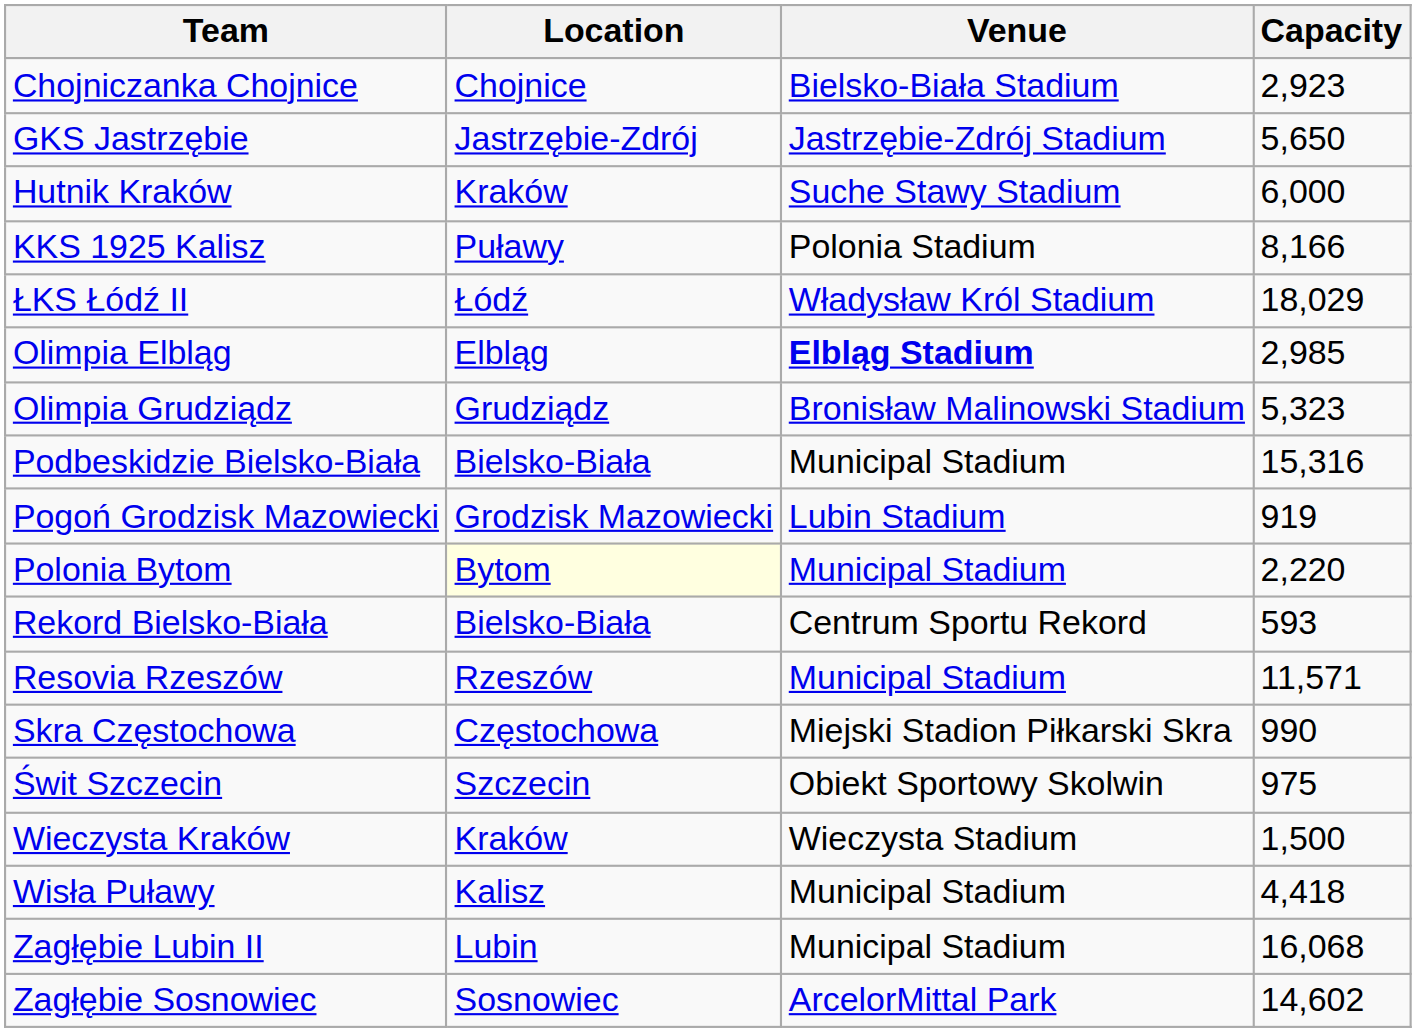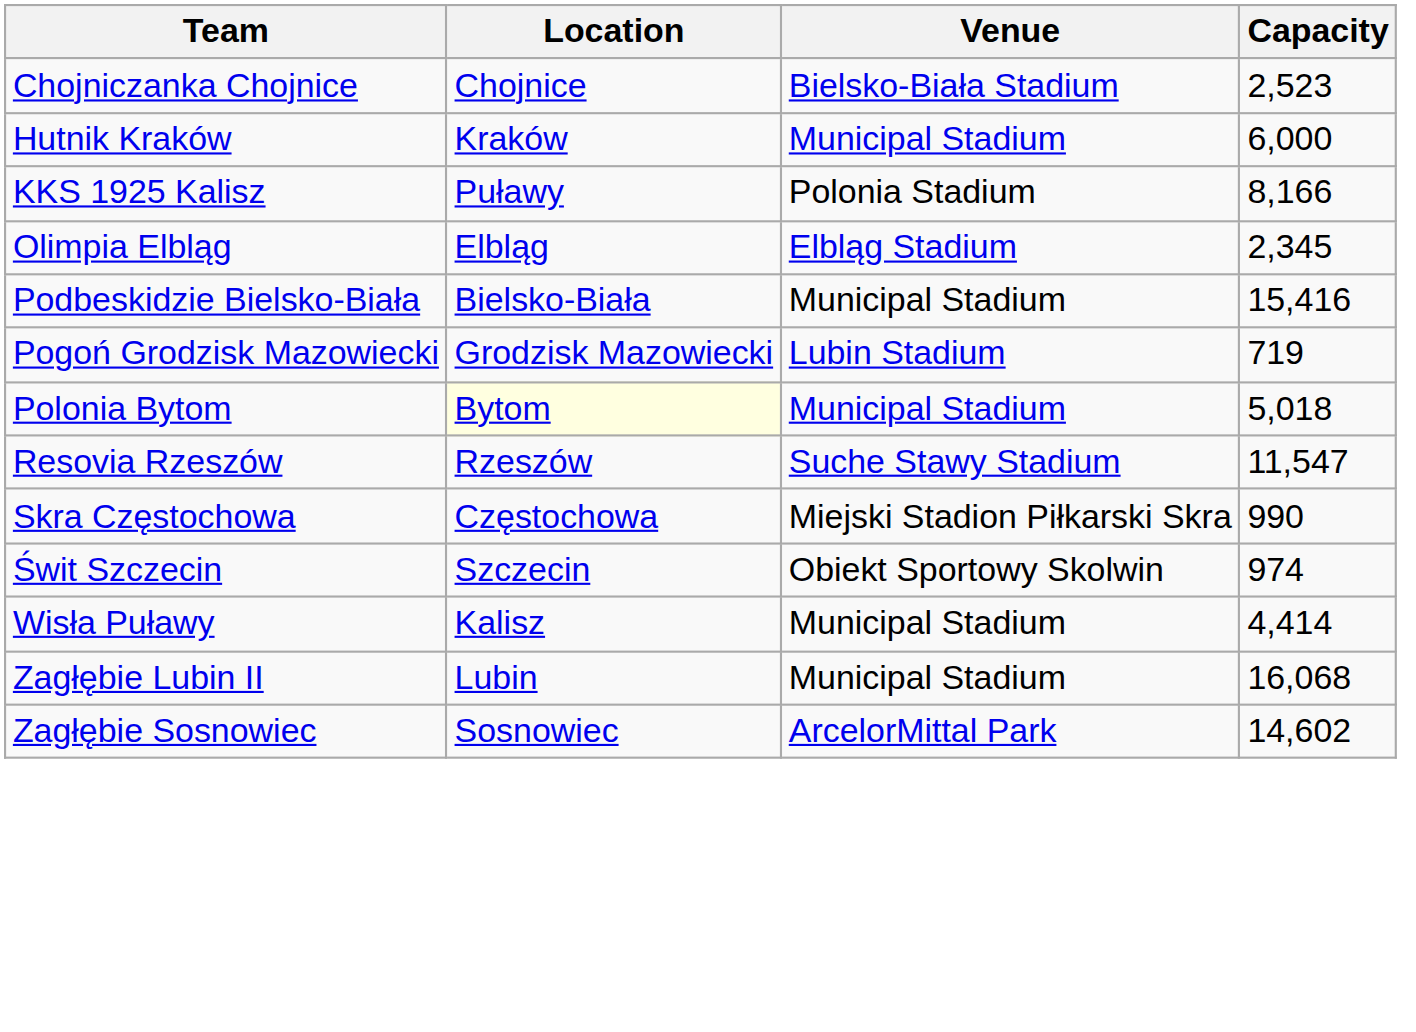(1303, 85) 2,923 -> (1290, 85) 2,523
- row: (131, 138)
(955, 192) Suche Stawy Stadium -> (927, 138) Municipal Stadium
- row: (101, 300)
(911, 354) bold -> (903, 246) normal
(1303, 354) 2,985 -> (1290, 246) 2,345
- row: (152, 407)
(1312, 461) 15,316 -> (1299, 300) 15,416
(1289, 515) 919 -> (1276, 354) 719
(1303, 569) 2,220 -> (1290, 407) 5,018
- row: (170, 623)
(927, 676) Municipal Stadium -> (955, 461) Suche Stawy Stadium
(1311, 676) 11,571 -> (1298, 461) 11,547
(1289, 784) 975 -> (1276, 569) 974
- row: (151, 838)
(1303, 892) 4,418 -> (1290, 623) 4,414
